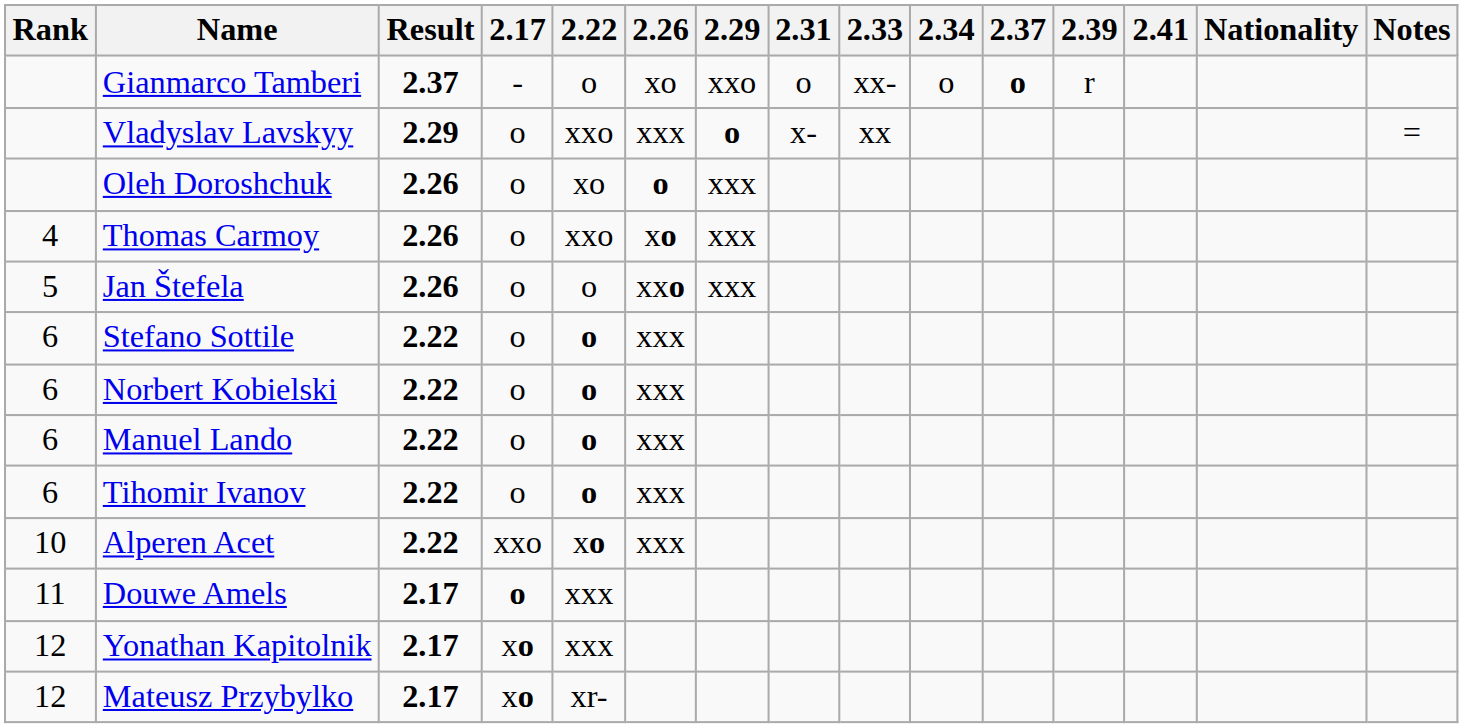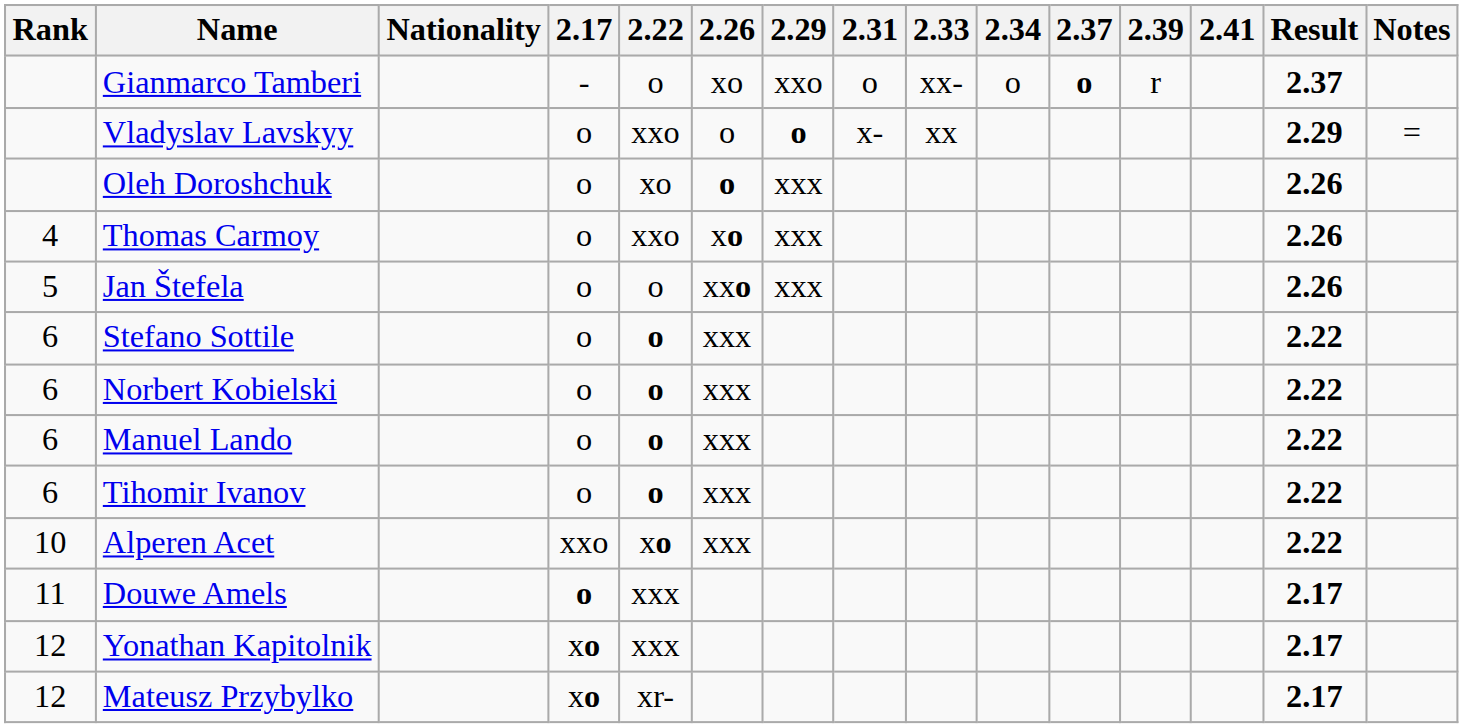columns swapped: (1281, 30) <-> (430, 30)
(661, 132) xxx -> (727, 132) o
